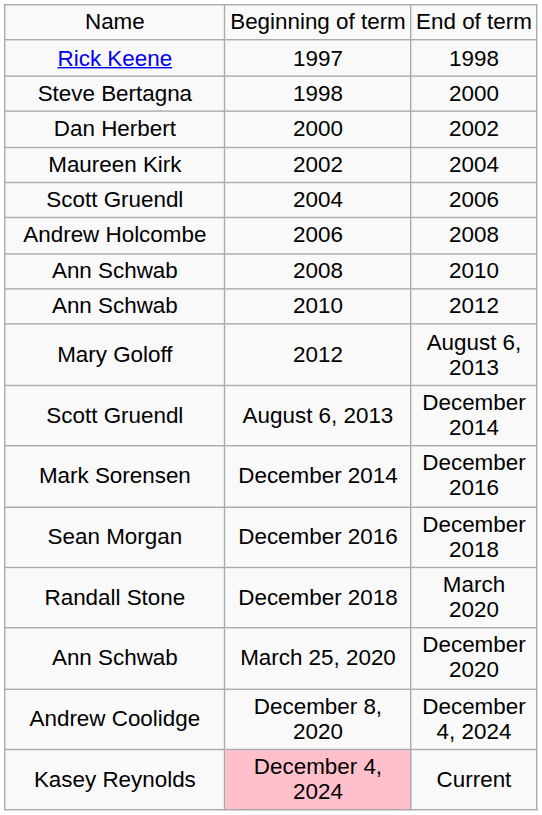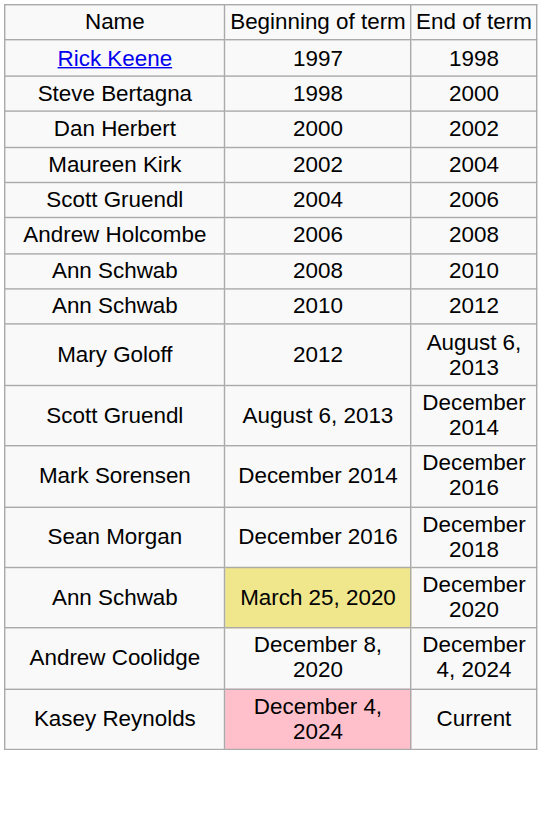- row: (474, 597)
(318, 658) no background -> (318, 597) khaki background
